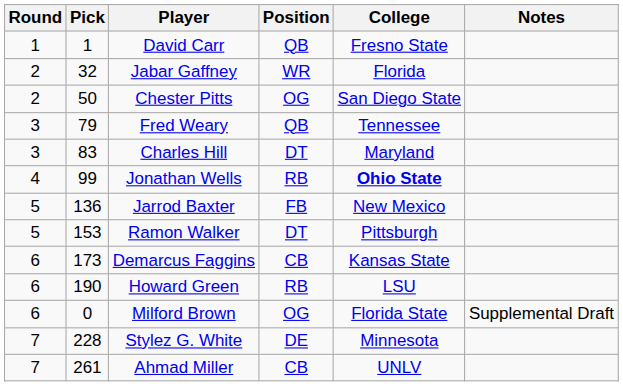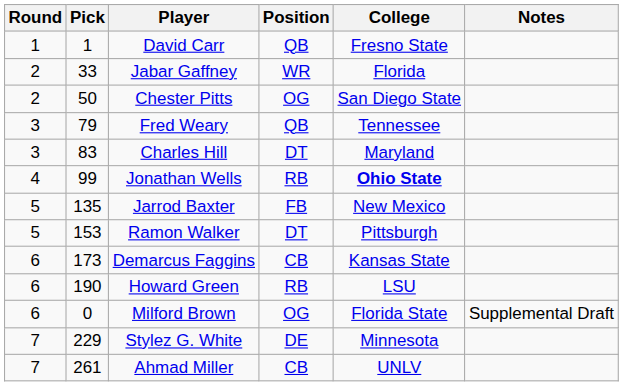(87, 71) 32 -> (87, 71) 33
(87, 206) 136 -> (87, 206) 135
(87, 340) 228 -> (87, 340) 229
